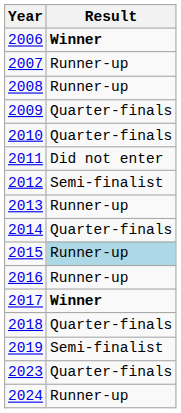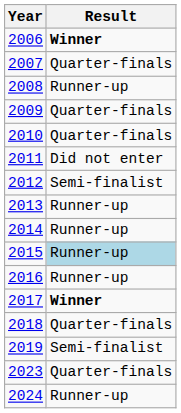(89, 64) Runner-up -> (111, 64) Quarter-finals
(111, 230) Quarter-finals -> (89, 230) Runner-up
